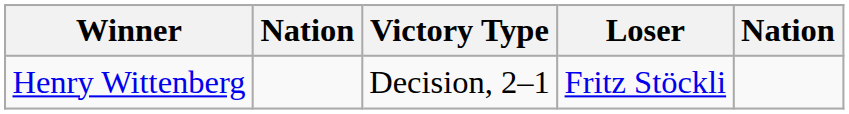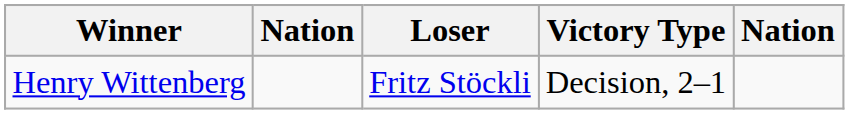columns swapped: (459, 30) <-> (645, 30)
